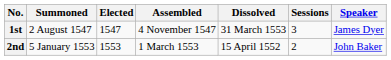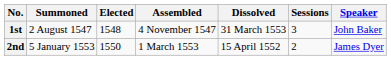(110, 30) 1547 -> (110, 30) 1548
(359, 30) James Dyer -> (358, 30) John Baker
(110, 47) 1553 -> (110, 47) 1550
(358, 47) John Baker -> (359, 47) James Dyer
